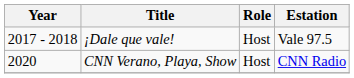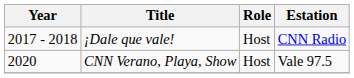(305, 38) Vale 97.5 -> (312, 38) CNN Radio
(312, 61) CNN Radio -> (305, 61) Vale 97.5
